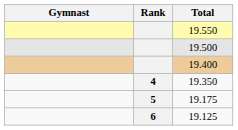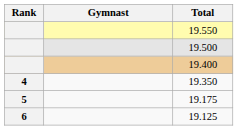columns swapped: (153, 13) <-> (69, 13)
